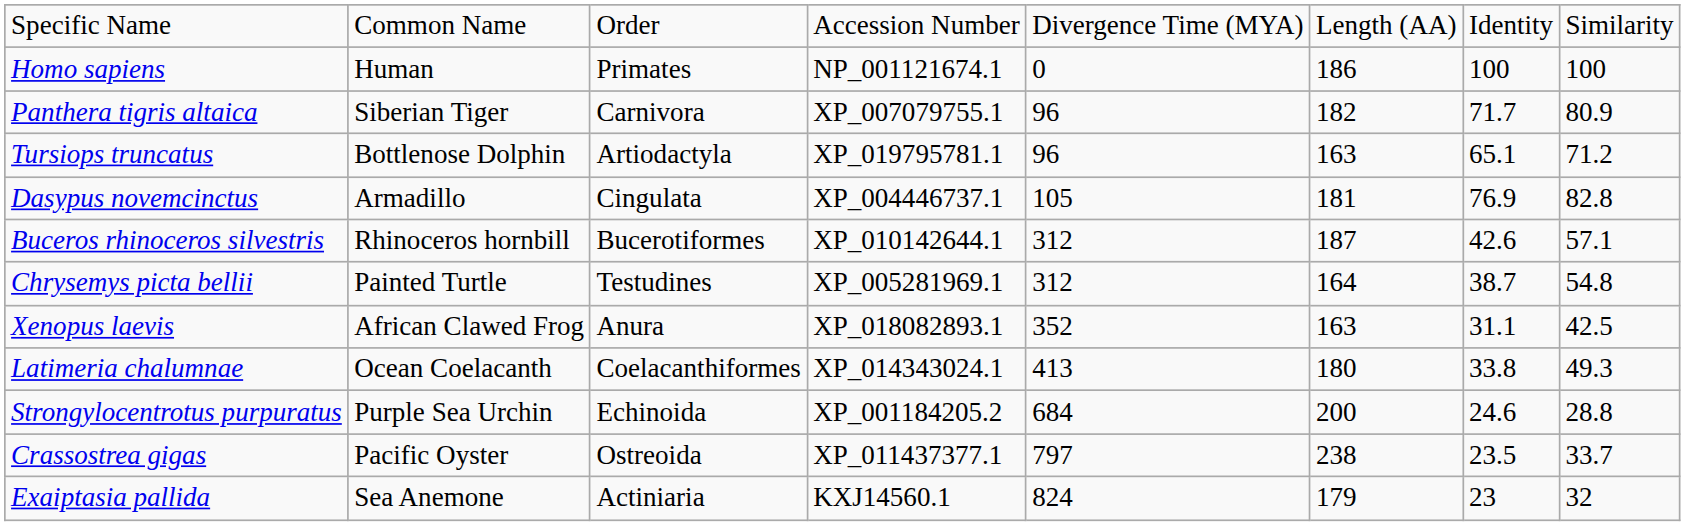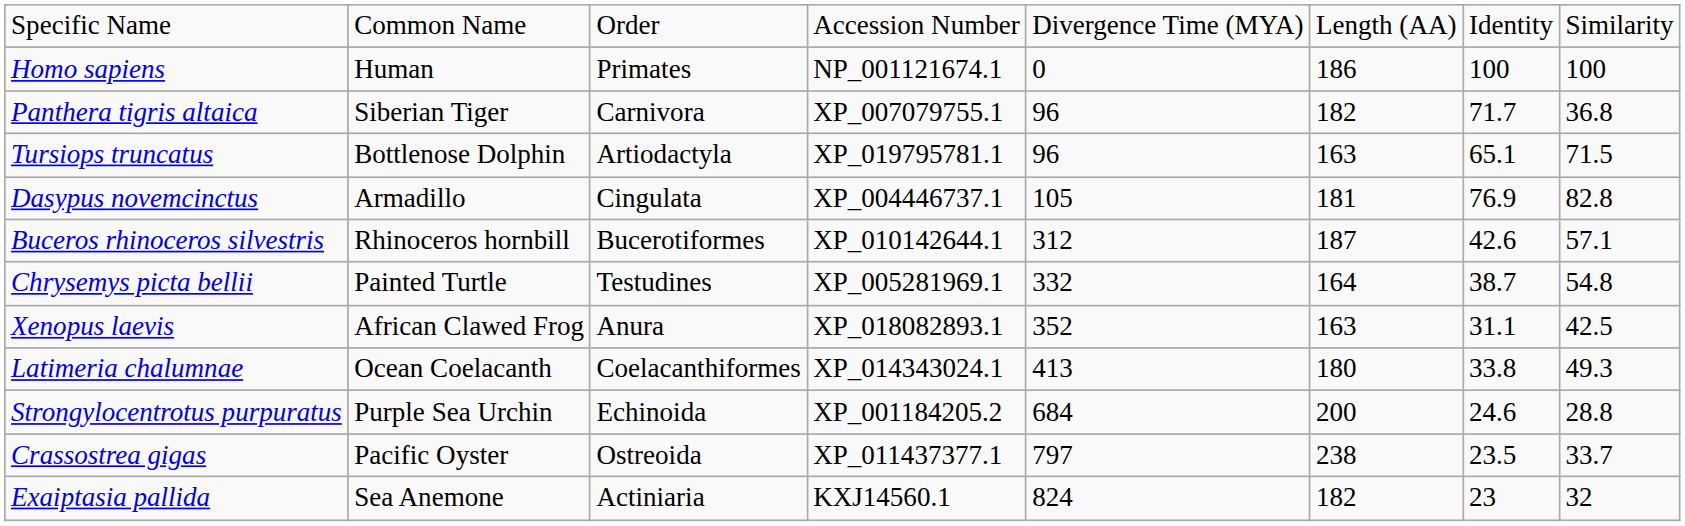(1589, 111) 80.9 -> (1589, 111) 36.8
(1589, 154) 71.2 -> (1589, 154) 71.5
(1052, 283) 312 -> (1052, 283) 332
(1336, 497) 179 -> (1336, 497) 182
